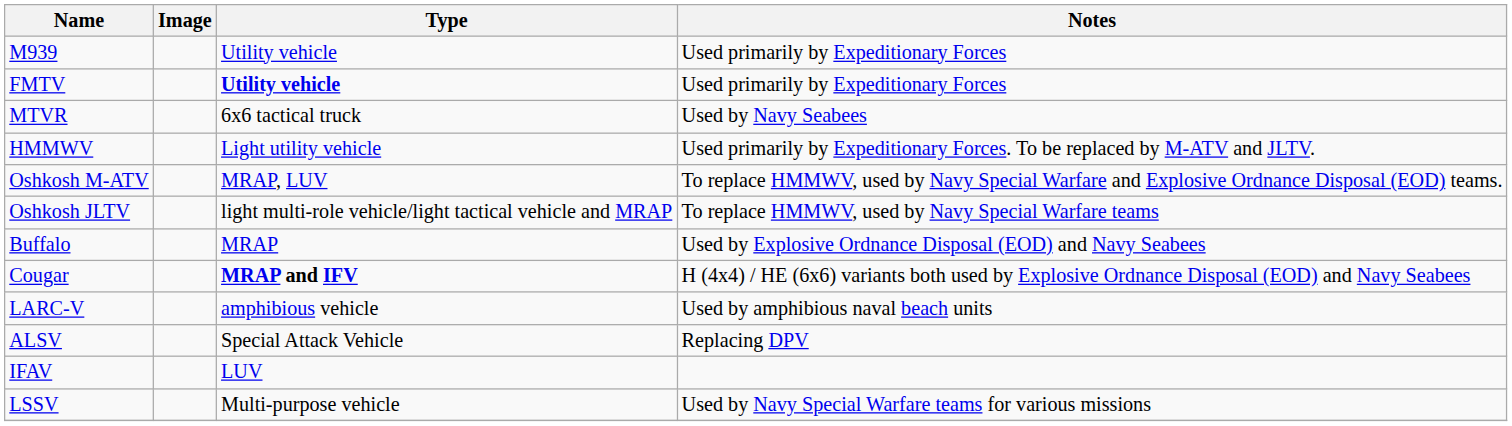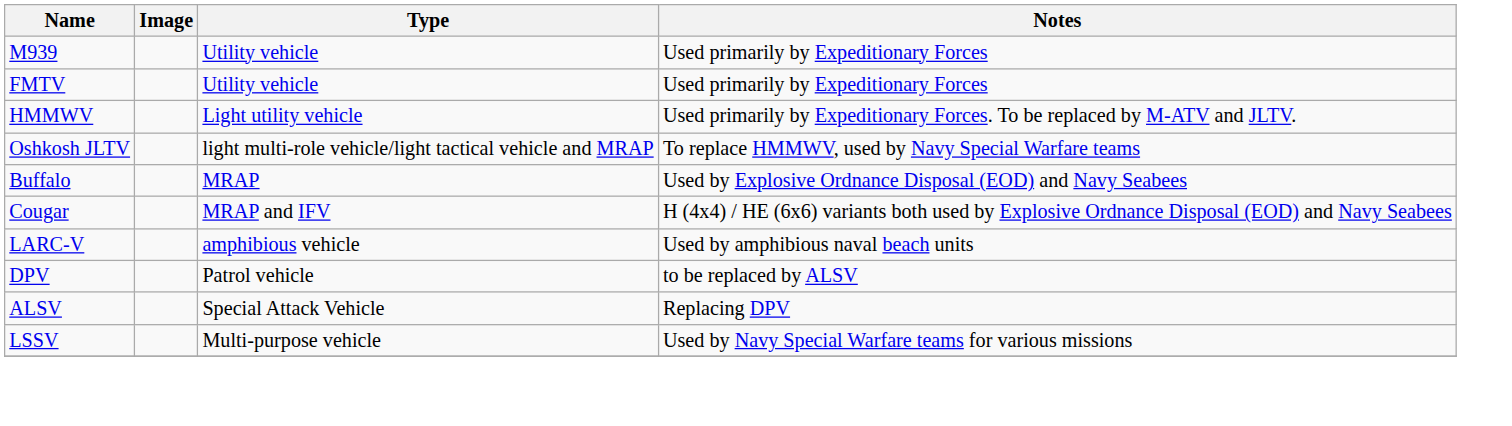(281, 84) bold -> (260, 84) normal
- row: (38, 116)
- row: (79, 180)
(289, 276) bold -> (266, 212) normal
+ row: (29, 276)
- row: (31, 372)
